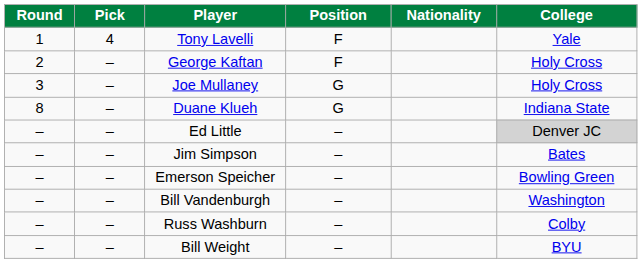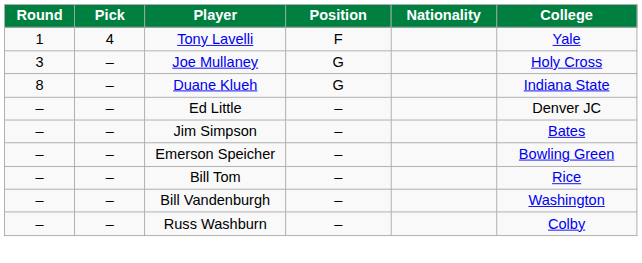- row: (215, 62)
(567, 131) lightgrey background -> (567, 108) no background
+ row: (215, 177)
- row: (215, 246)
